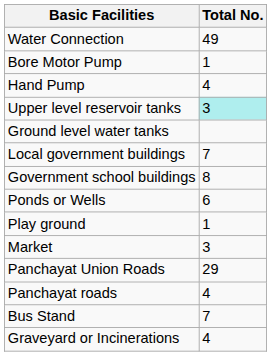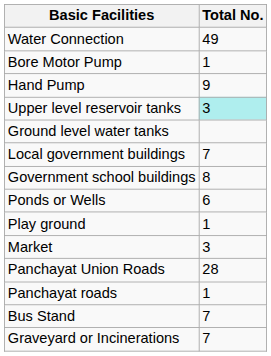(206, 85) 4 -> (206, 85) 9
(210, 270) 29 -> (210, 270) 28
(206, 293) 4 -> (206, 293) 1
(206, 339) 4 -> (206, 339) 7
